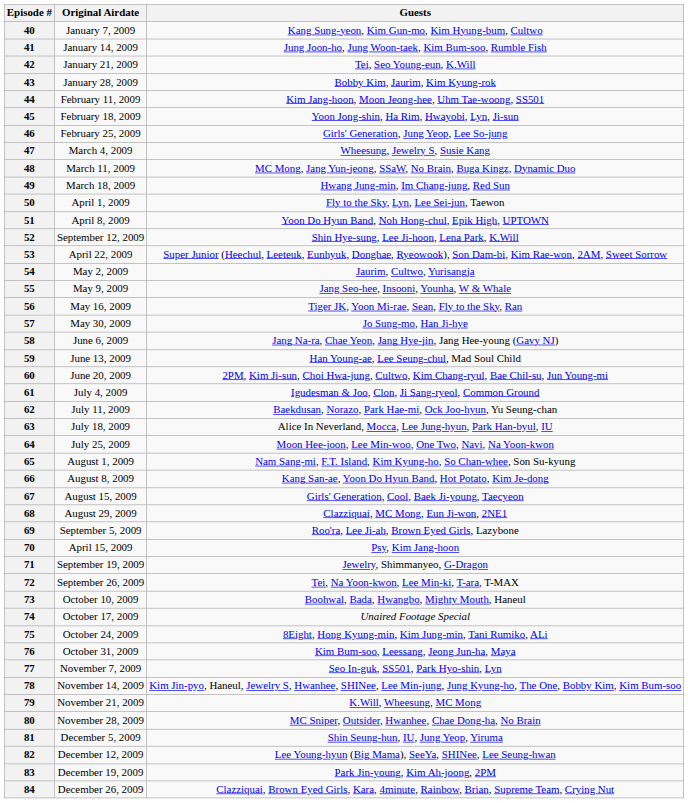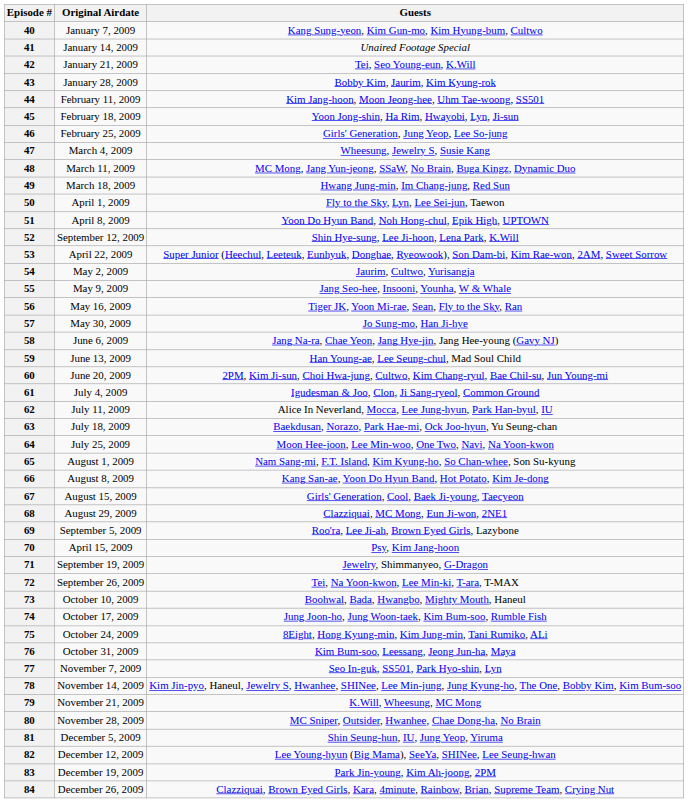(415, 47) Jung Joon-ho, Jung Woon-taek, Kim Bum-soo, Rumble Fish -> (415, 47) Unaired Footage Special
(415, 409) Baekdusan, Norazo, Park Hae-mi, Ock Joo-hyun, Yu Seung-chan -> (415, 409) Alice In Neverland, Mocca, Lee Jung-hyun, Park Han-byul, IU
(415, 427) Alice In Neverland, Mocca, Lee Jung-hyun, Park Han-byul, IU -> (415, 427) Baekdusan, Norazo, Park Hae-mi, Ock Joo-hyun, Yu Seung-chan
(415, 617) Unaired Footage Special -> (415, 617) Jung Joon-ho, Jung Woon-taek, Kim Bum-soo, Rumble Fish
